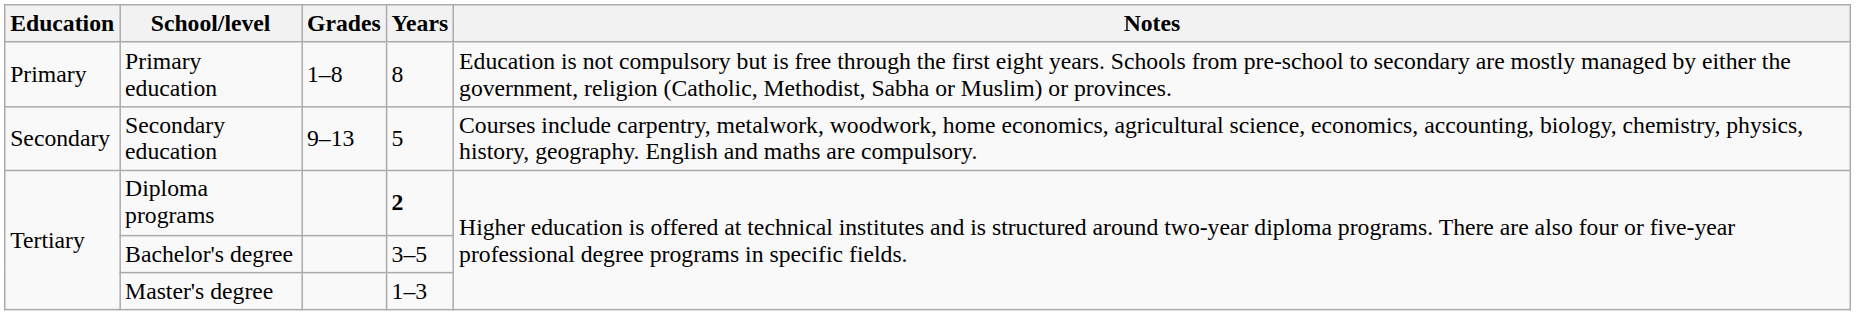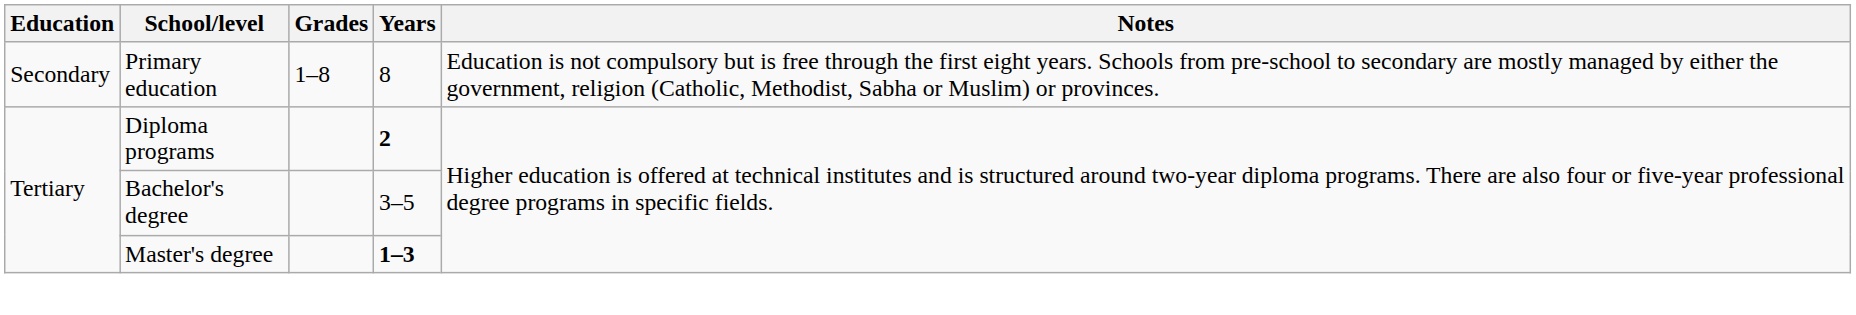(48, 74) Primary -> (60, 74) Secondary
- row: (175, 138)
(409, 290) normal -> (397, 253) bold
